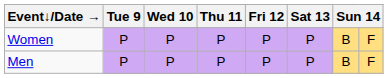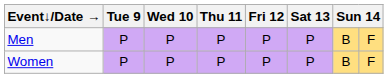rows swapped: (20, 62) <-> (30, 39)
